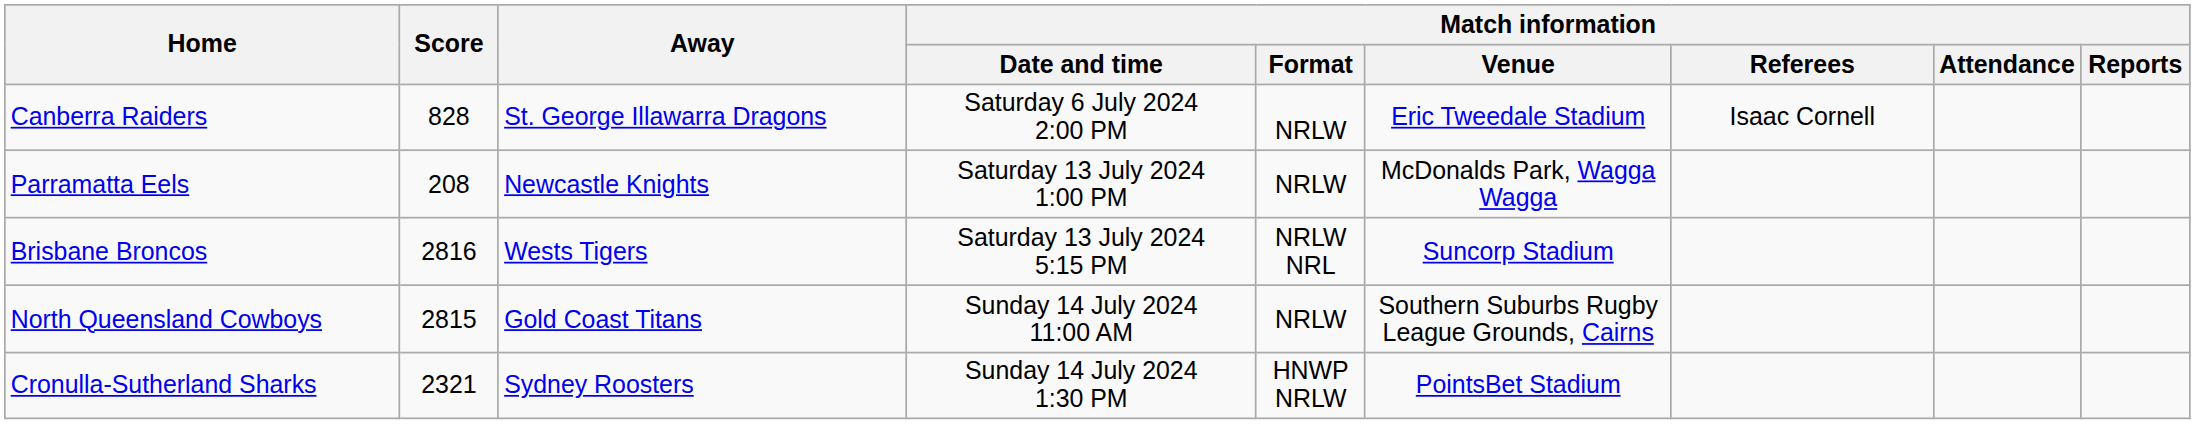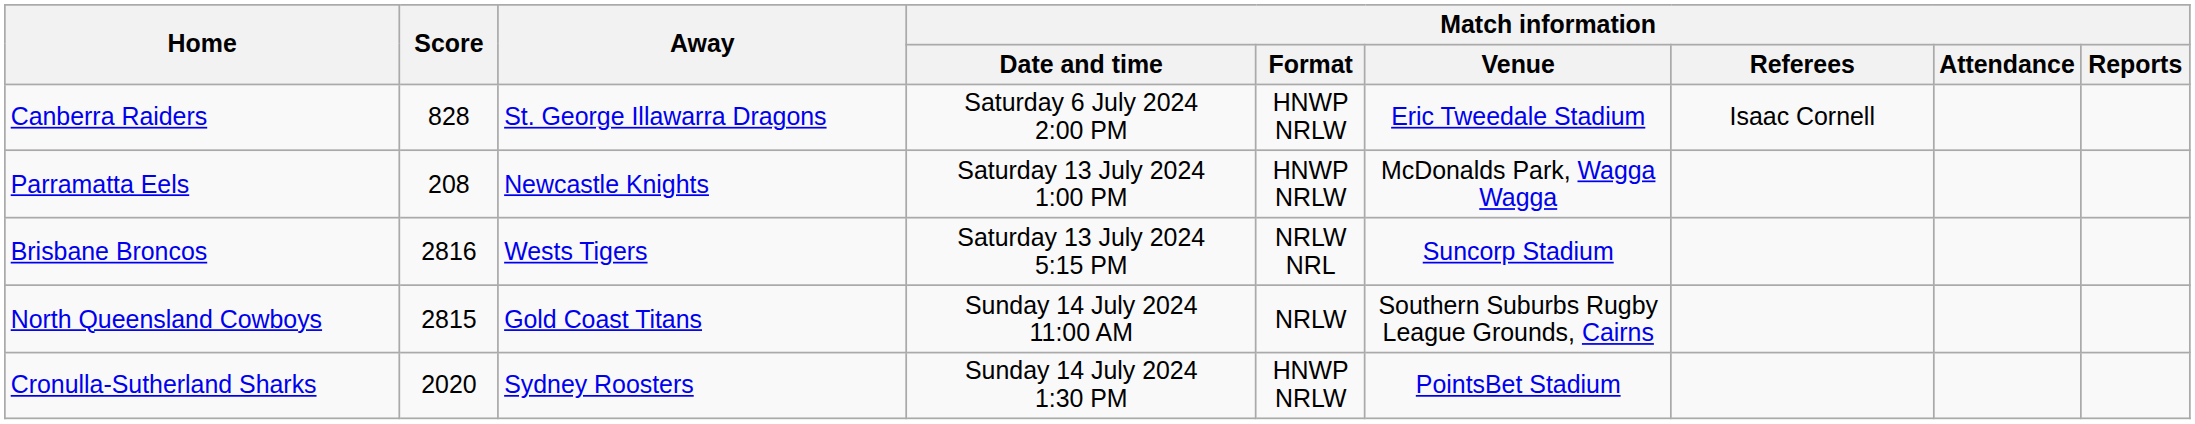(1311, 131) NRLW -> (1311, 117) HNWP NRLW
(1311, 185) NRLW -> (1311, 185) HNWP NRLW
(449, 386) 2321 -> (449, 386) 2020
